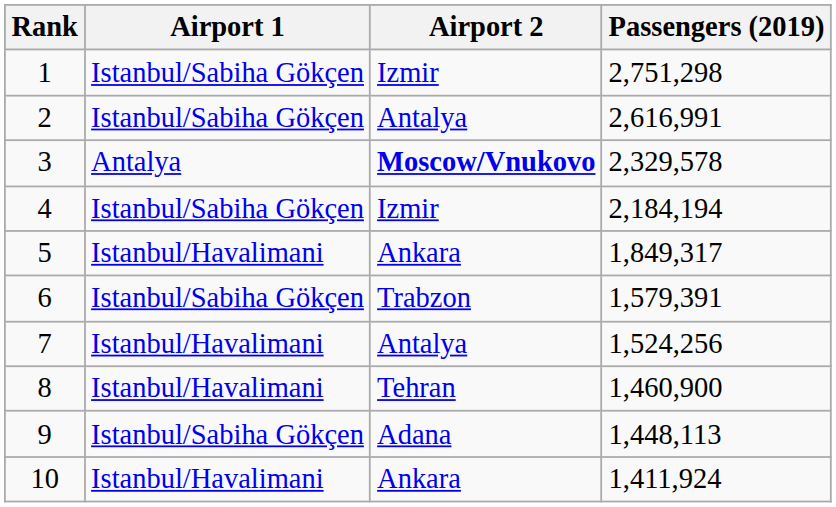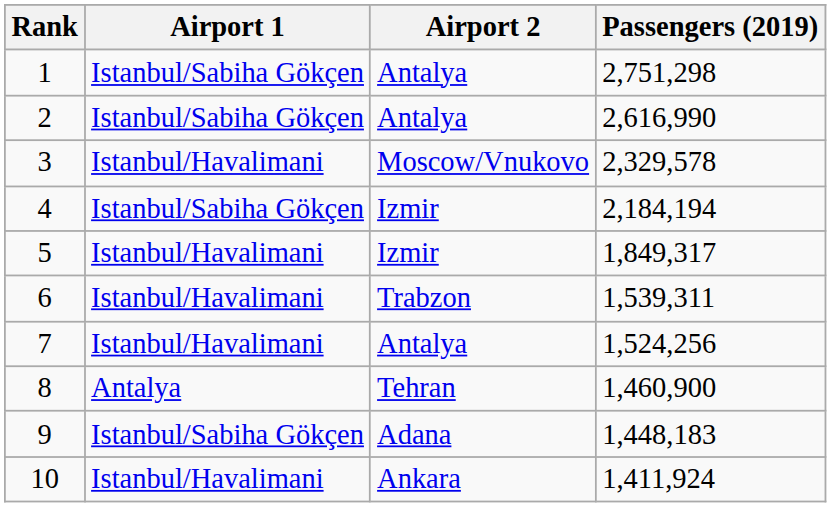(408, 72) Izmir -> (422, 72) Antalya
(666, 117) 2,616,991 -> (659, 117) 2,616,990
(136, 162) Antalya -> (207, 162) Istanbul/Havalimani
(486, 162) bold -> (483, 162) normal
(419, 252) Ankara -> (408, 252) Izmir
(228, 298) Istanbul/Sabiha Gökçen -> (207, 298) Istanbul/Havalimani
(666, 298) 1,579,391 -> (659, 298) 1,539,311
(207, 388) Istanbul/Havalimani -> (136, 388) Antalya
(665, 433) 1,448,113 -> (659, 433) 1,448,183
